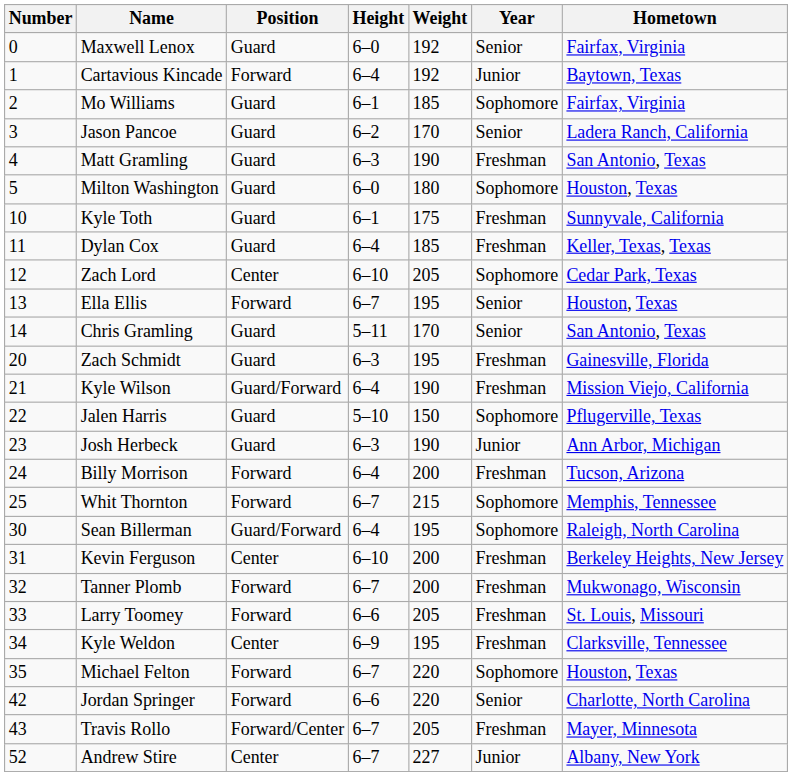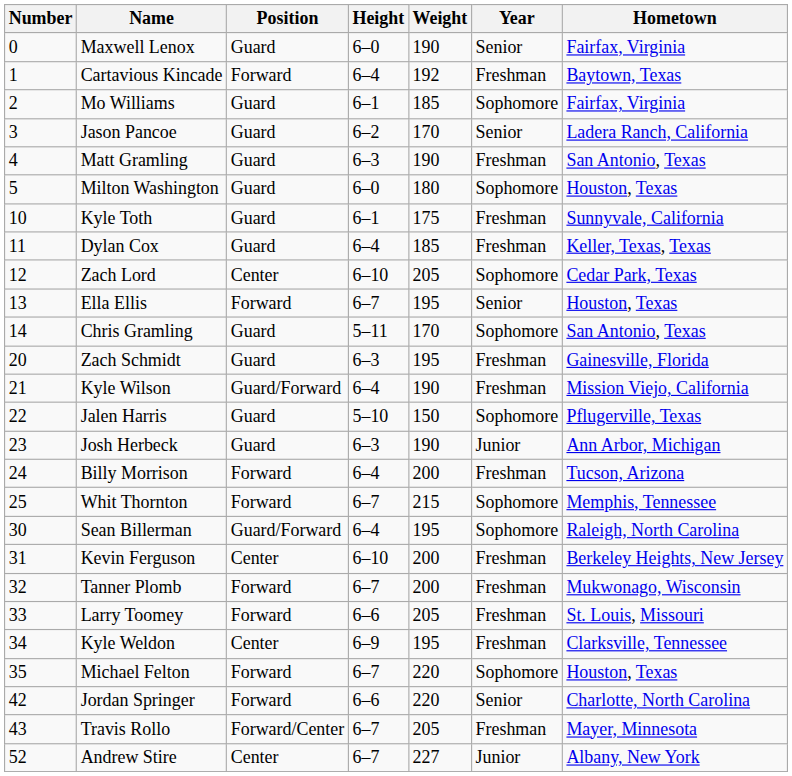(426, 47) 192 -> (426, 47) 190
(498, 75) Junior -> (511, 75) Freshman
(499, 331) Senior -> (517, 331) Sophomore
